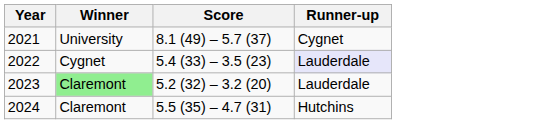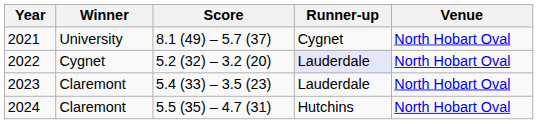+ column: (462, 15)
(214, 61) 5.4 (33) – 3.5 (23) -> (214, 61) 5.2 (32) – 3.2 (20)
(93, 84) lightgreen background -> (93, 84) no background
(214, 84) 5.2 (32) – 3.2 (20) -> (214, 84) 5.4 (33) – 3.5 (23)
